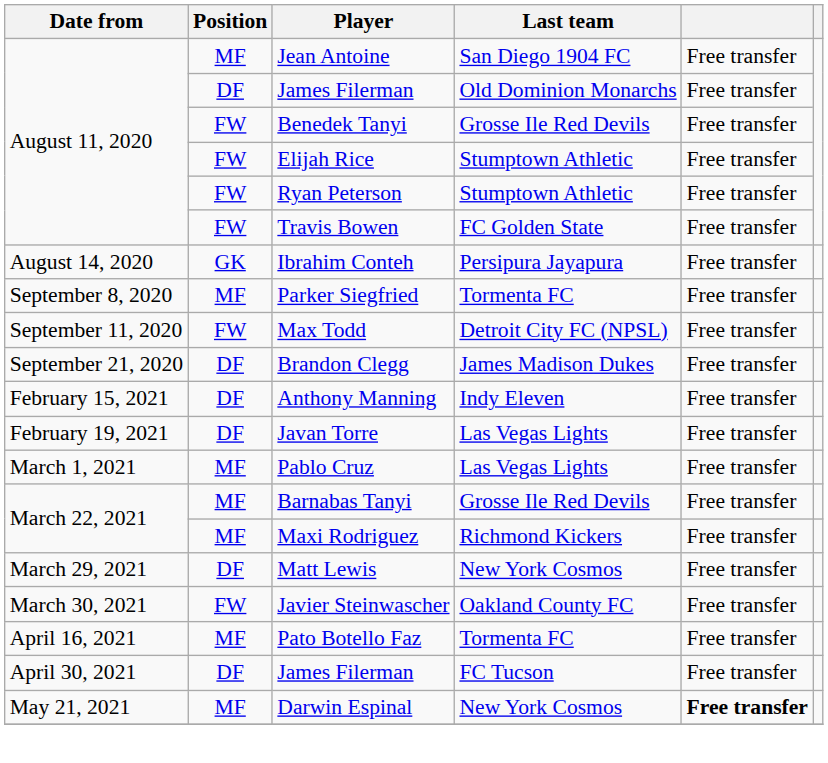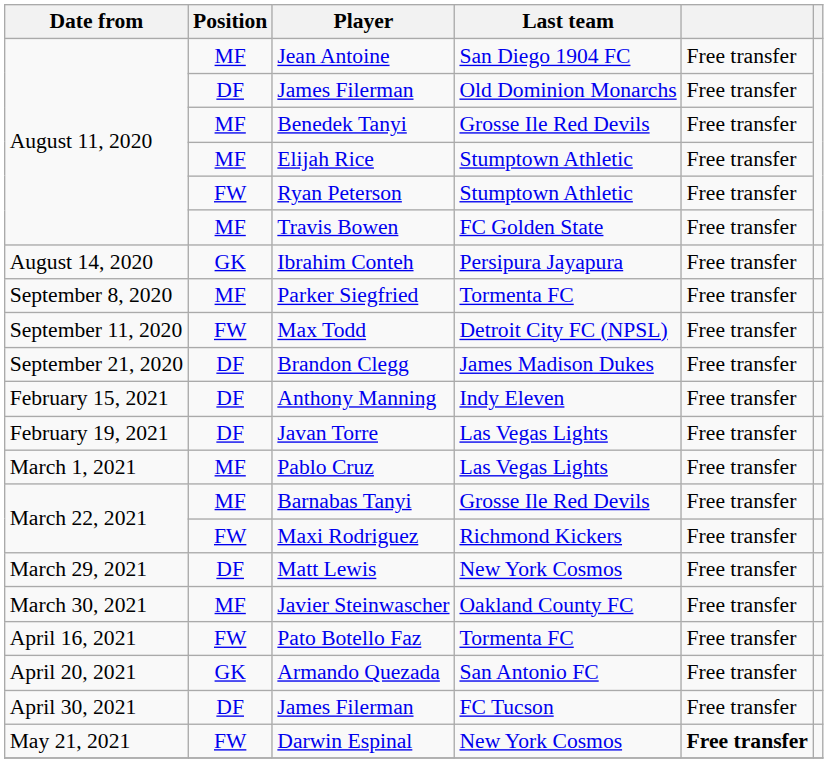(230, 124) FW -> (230, 124) MF
(230, 158) FW -> (230, 158) MF
(230, 227) FW -> (230, 227) MF
(230, 535) MF -> (230, 535) FW
(230, 603) FW -> (230, 603) MF
(230, 638) MF -> (230, 638) FW
+ row: (359, 672)
(230, 706) MF -> (230, 741) FW
